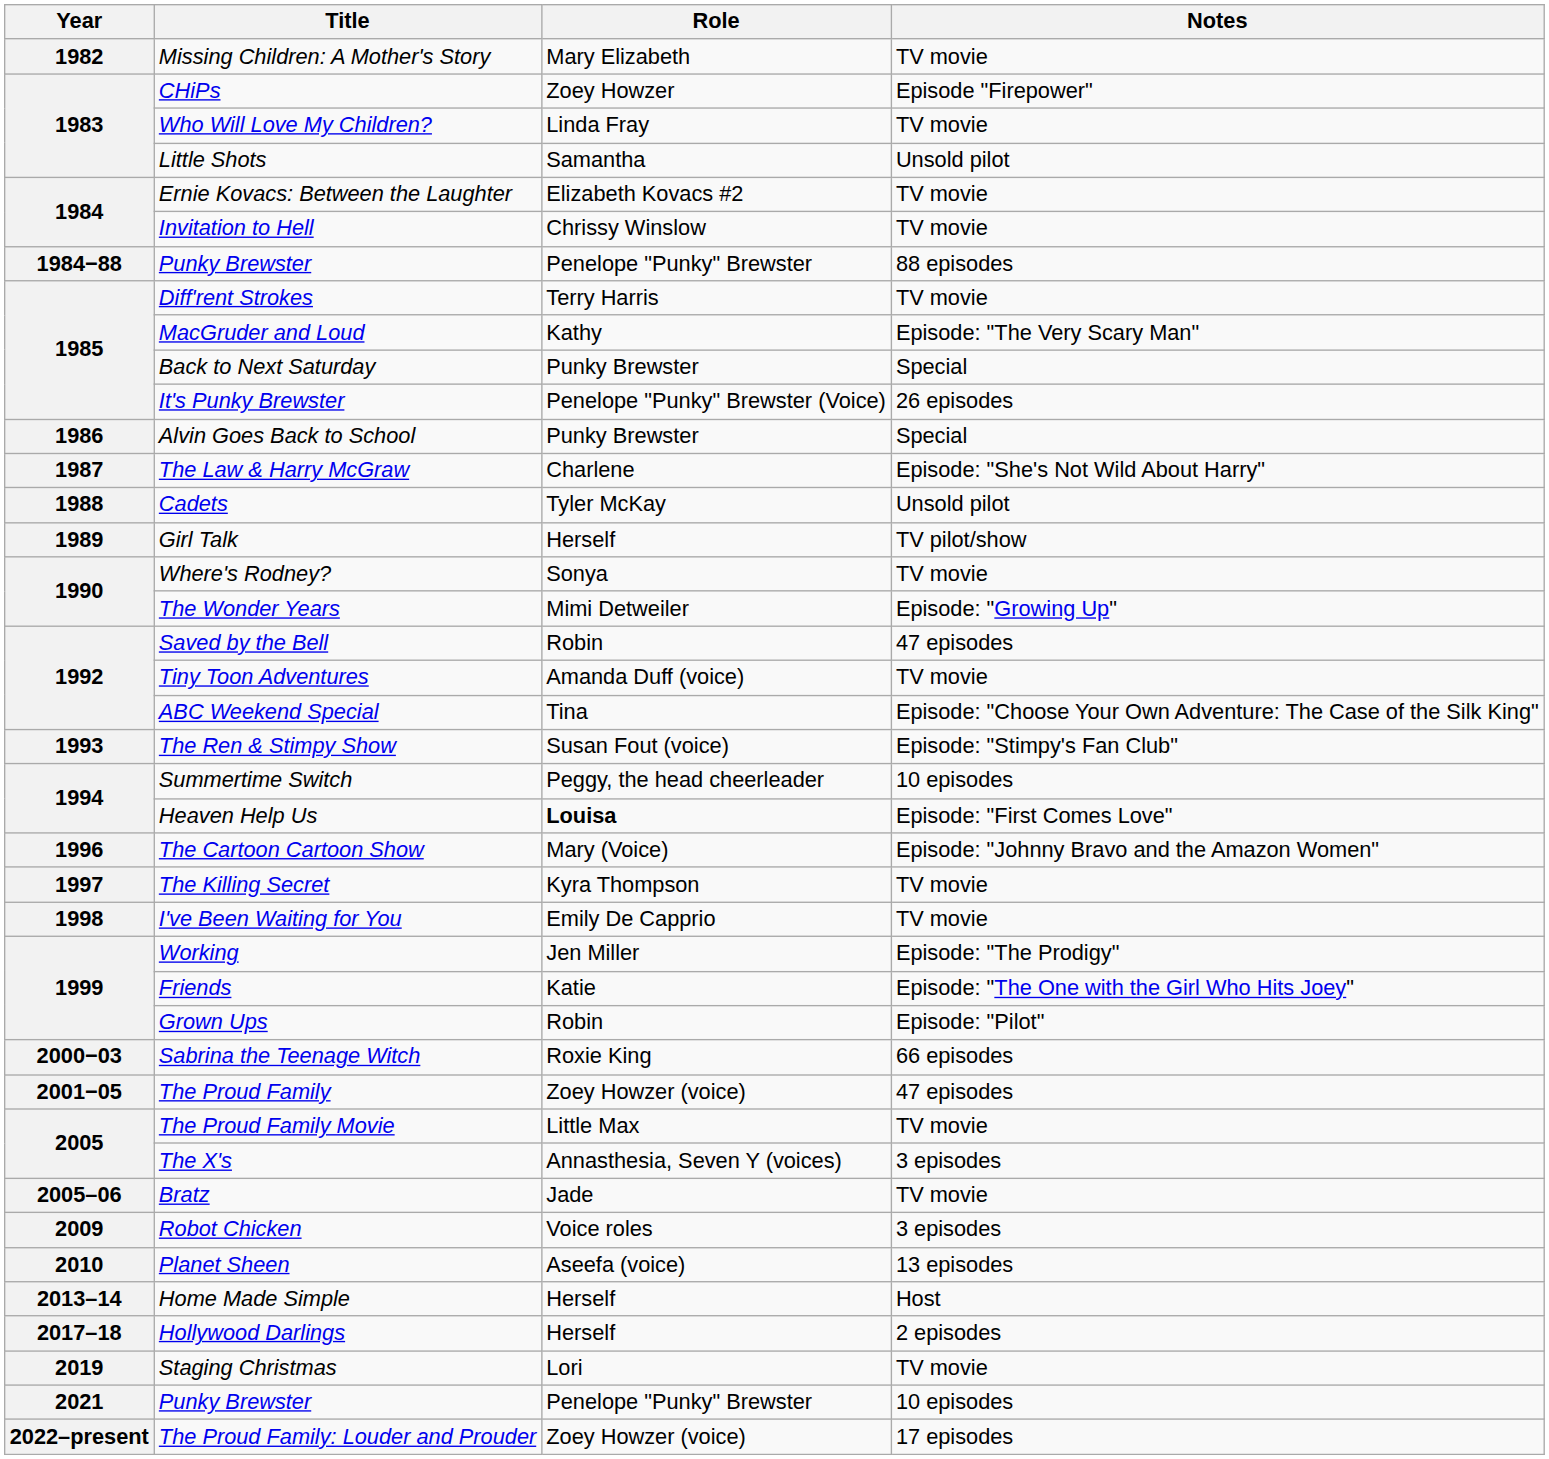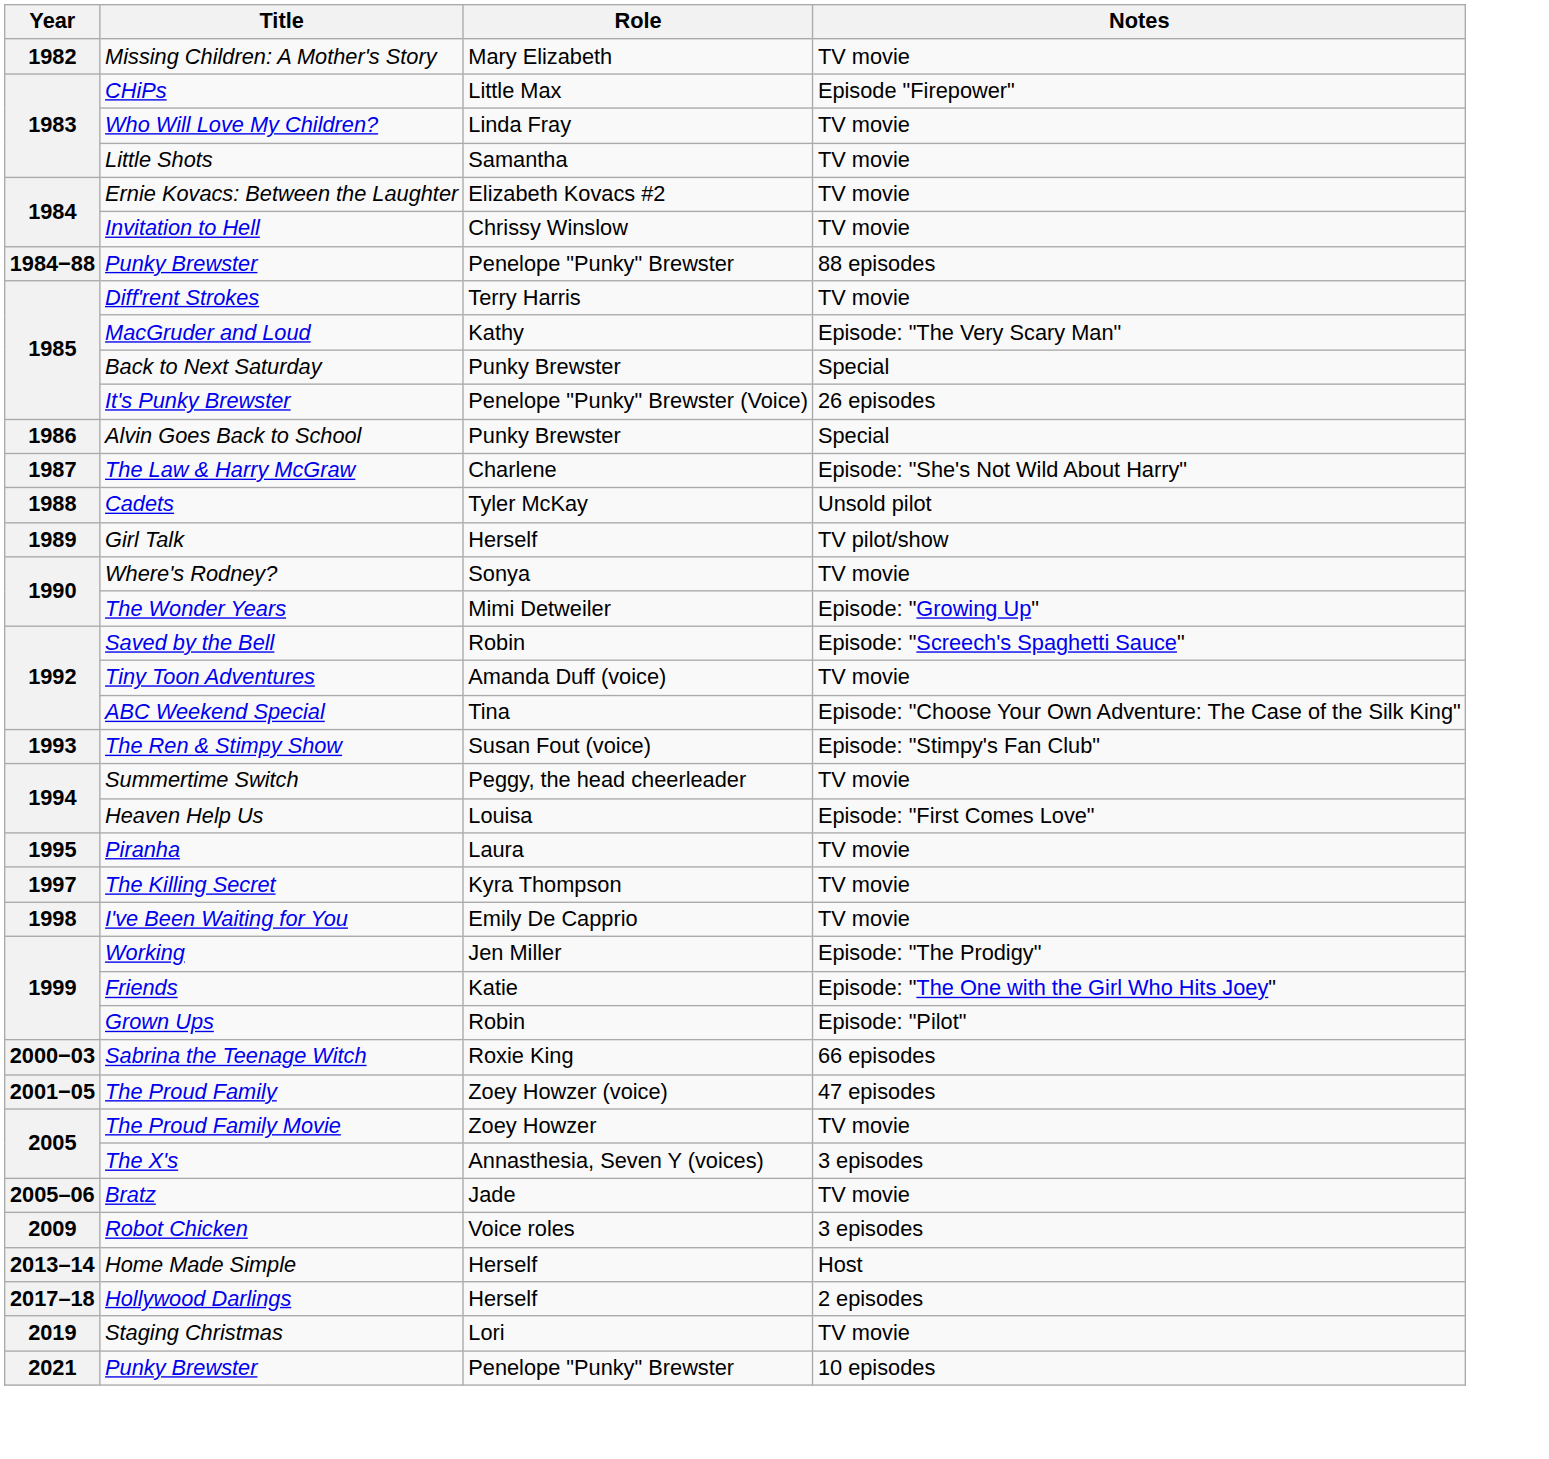(610, 90) Zoey Howzer -> (515, 90) Little Max
(953, 159) Unsold pilot -> (864, 159) TV movie
(955, 642) 47 episodes -> (1001, 642) Episode: "Screech's Spaghetti Sauce"
(955, 780) 10 episodes -> (864, 780) TV movie
(581, 815) bold -> (500, 815) normal
+ row: (52, 849)
- row: (79, 849)
(593, 1126) Little Max -> (532, 1126) Zoey Howzer
- row: (79, 1264)
- row: (79, 1436)
